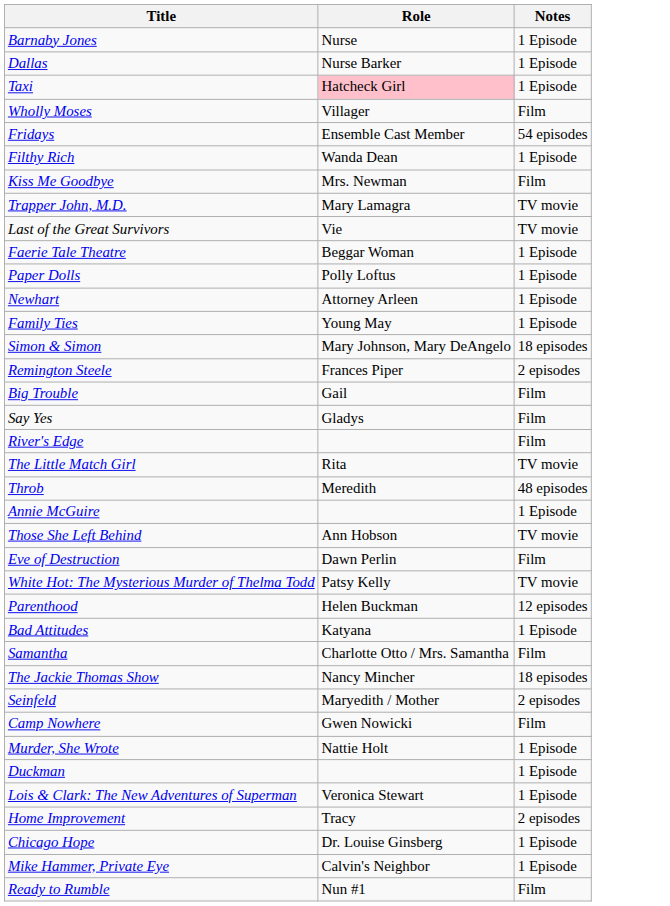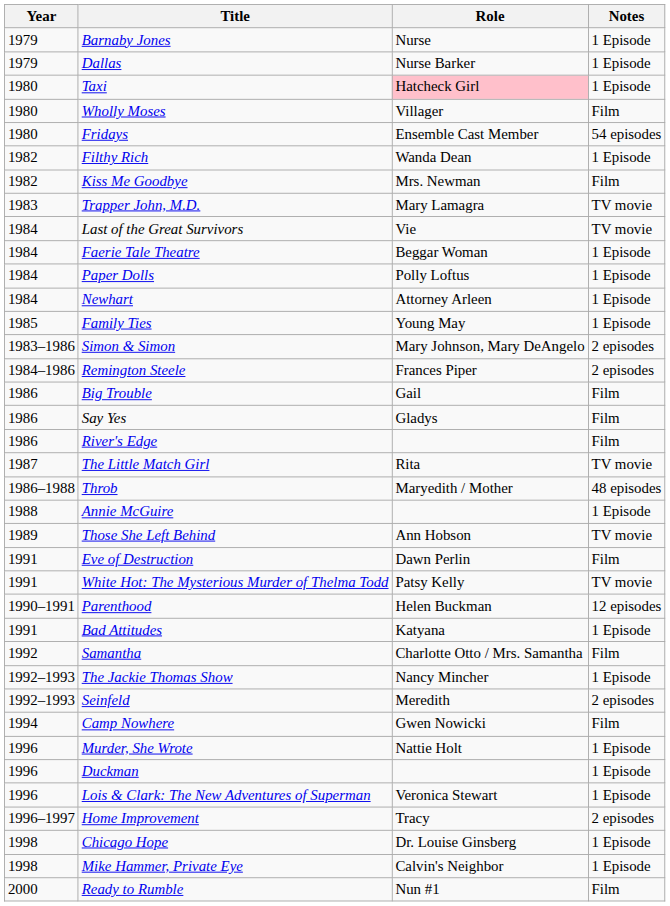+ column: (41, 16)
(553, 346) 18 episodes -> (623, 346) 2 episodes
(349, 488) Meredith -> (454, 488) Maryedith / Mother
(553, 677) 18 episodes -> (621, 677) 1 Episode
(380, 700) Maryedith / Mother -> (423, 700) Meredith
